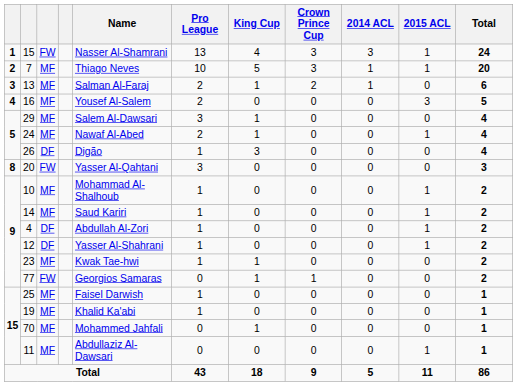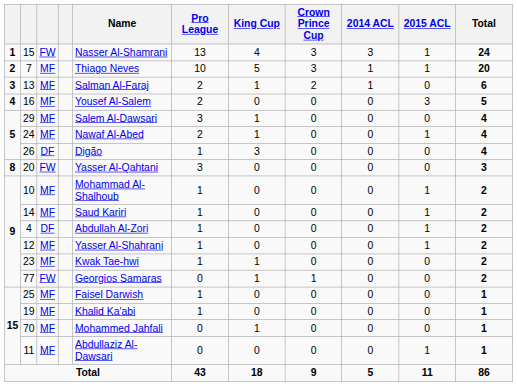(48, 245) DF -> (48, 245) MF
